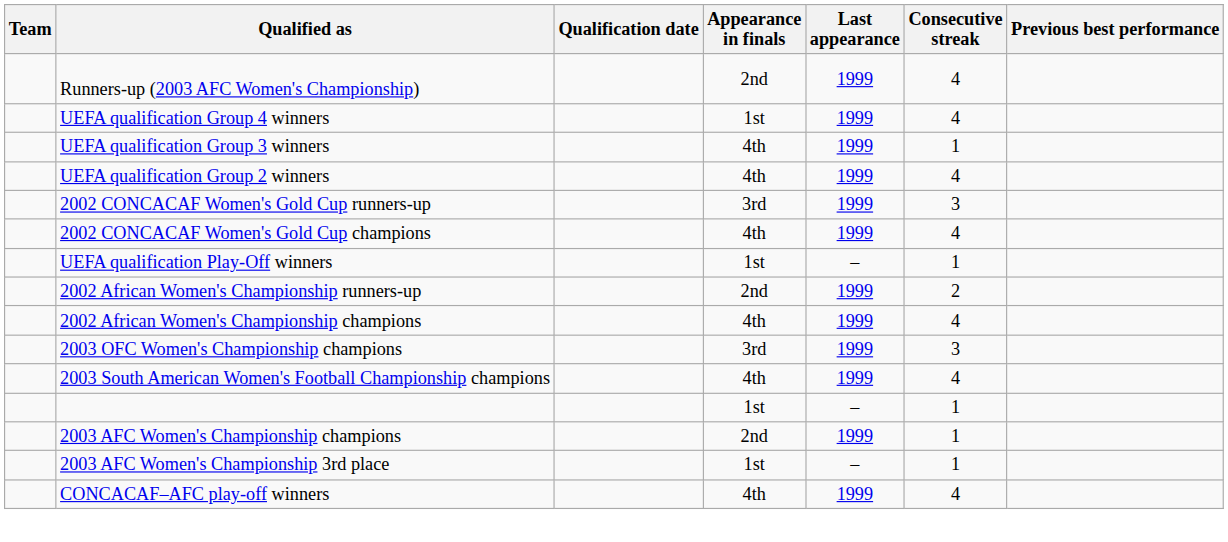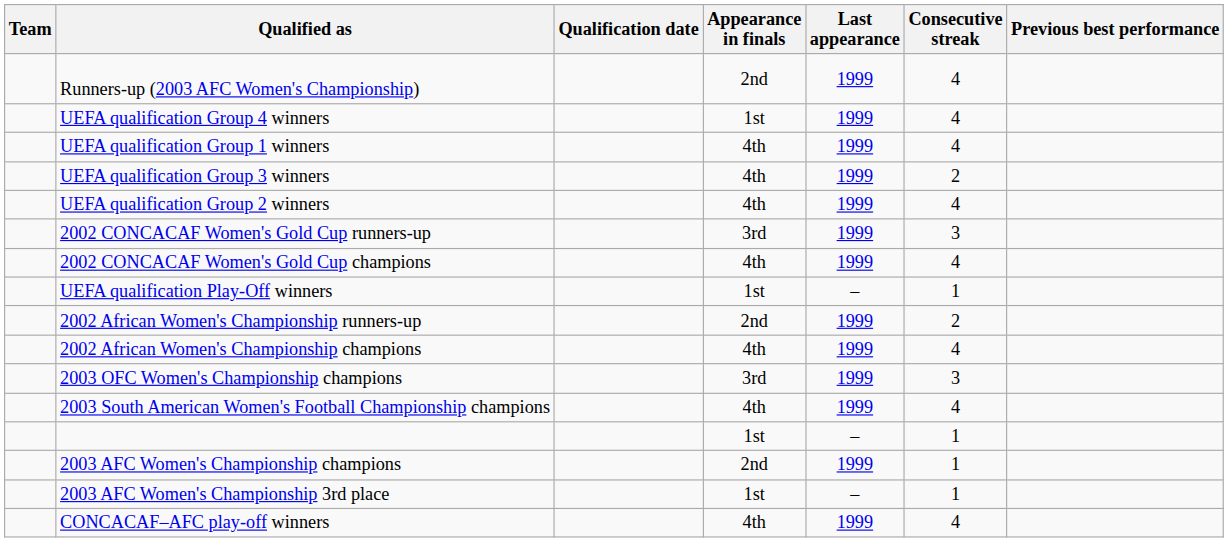+ row: (195, 146)
(955, 146) 1 -> (955, 175) 2
